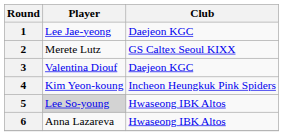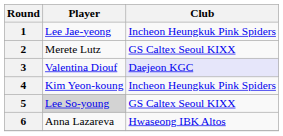(161, 31) Daejeon KGC -> (202, 31) Incheon Heungkuk Pink Spiders
(161, 67) no background -> (161, 67) lavender background
(177, 103) Hwaseong IBK Altos -> (182, 103) GS Caltex Seoul KIXX
